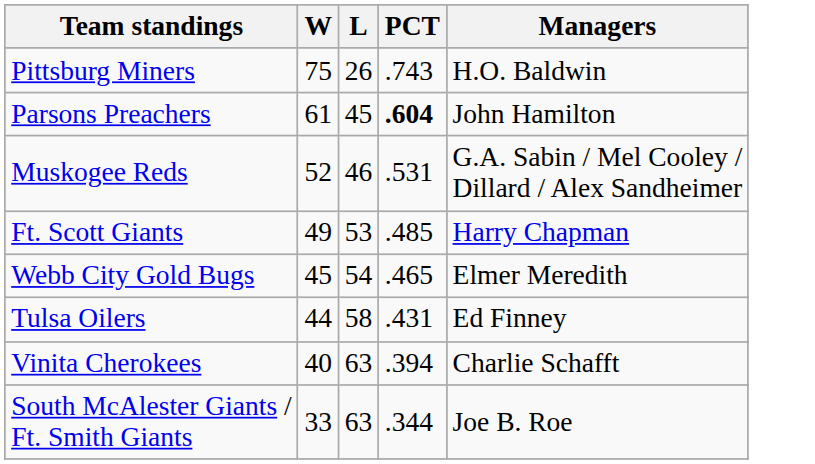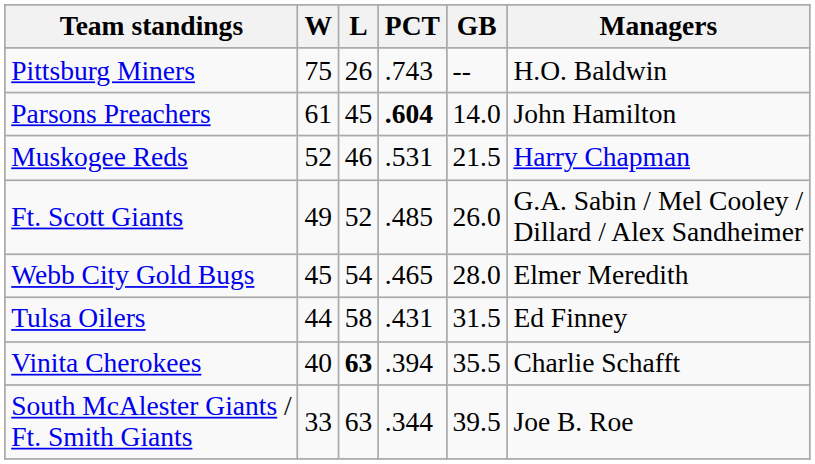+ column: (477, 26)
(597, 172) G.A. Sabin / Mel Cooley / Dillard / Alex Sandheimer -> (602, 157) Harry Chapman
(358, 231) 53 -> (358, 216) 52
(541, 231) Harry Chapman -> (658, 216) G.A. Sabin / Mel Cooley / Dillard / Alex Sandheimer
(358, 362) normal -> (358, 362) bold
